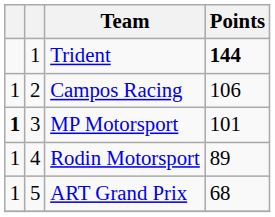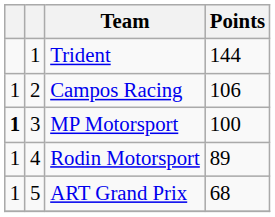(225, 55) bold -> (225, 55) normal
(225, 124) 101 -> (225, 124) 100
